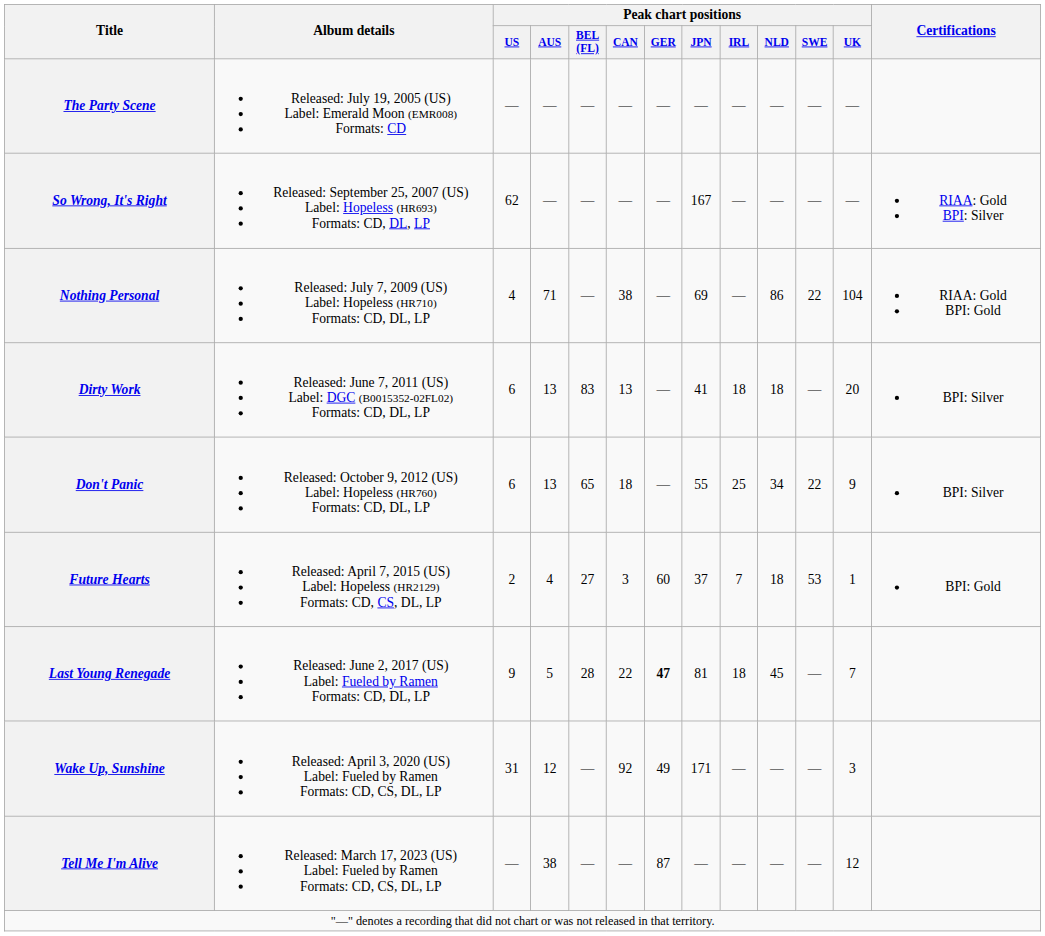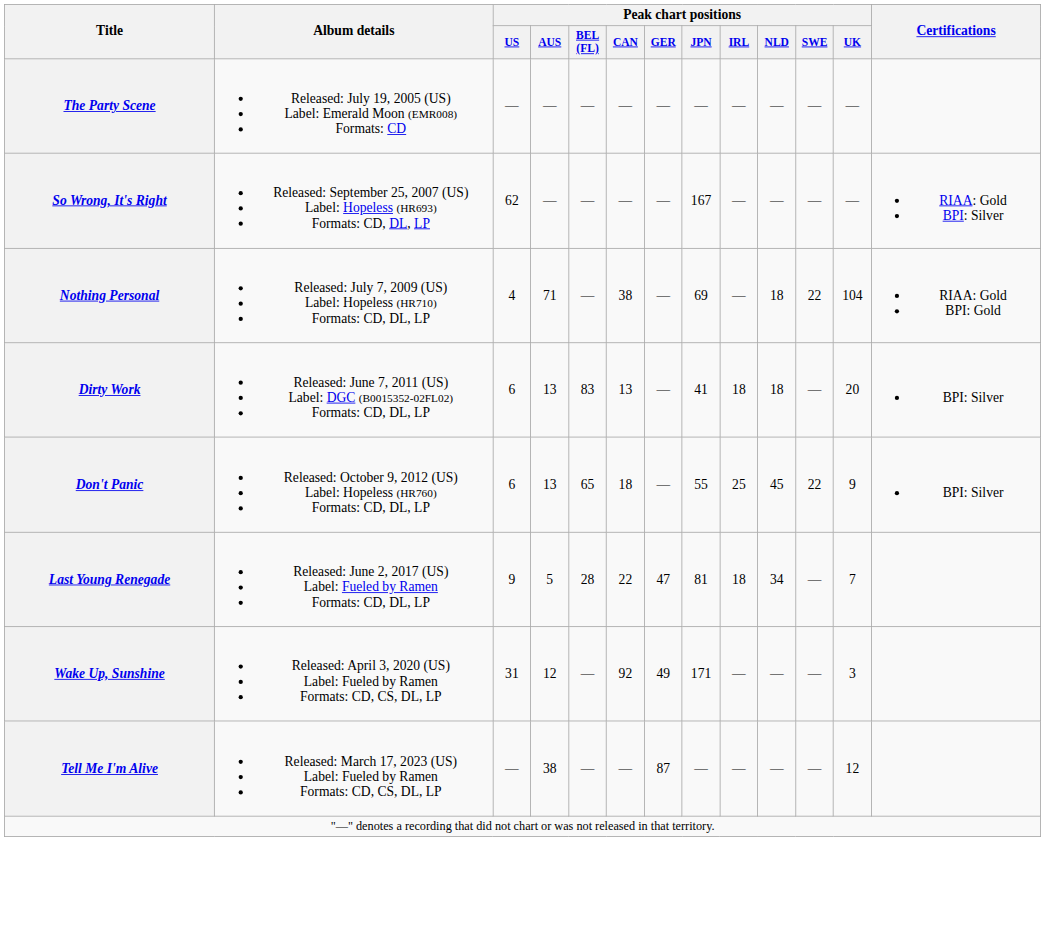(777, 295) 86 -> (777, 295) 18
(777, 484) 34 -> (777, 484) 45
- row: (110, 579)
(663, 674) bold -> (663, 579) normal
(777, 674) 45 -> (777, 579) 34
